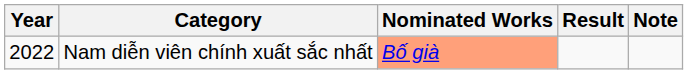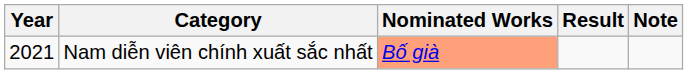(32, 52) 2022 -> (32, 52) 2021
